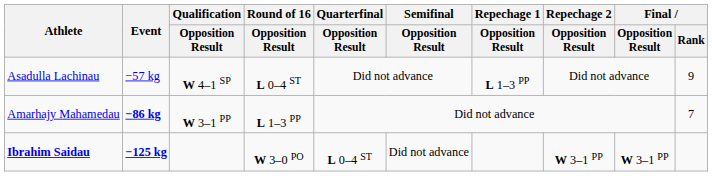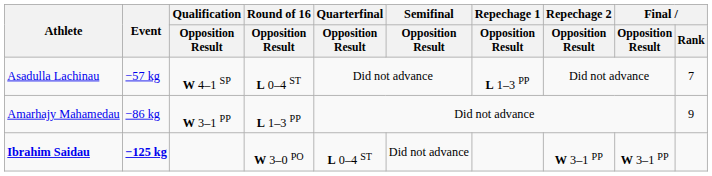(691, 76) 9 -> (691, 76) 7
(143, 114) bold -> (143, 114) normal
(691, 114) 7 -> (691, 114) 9
